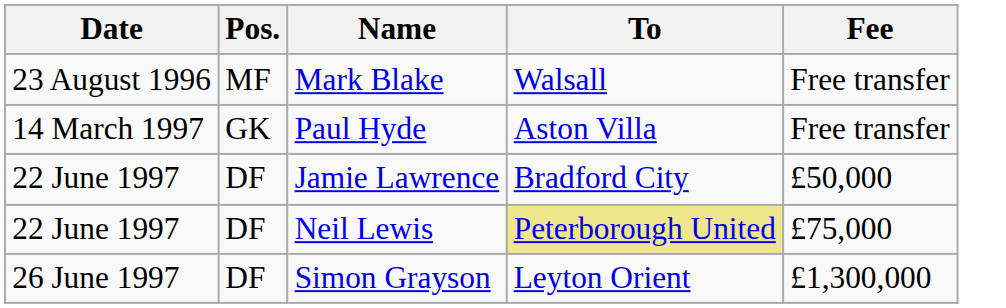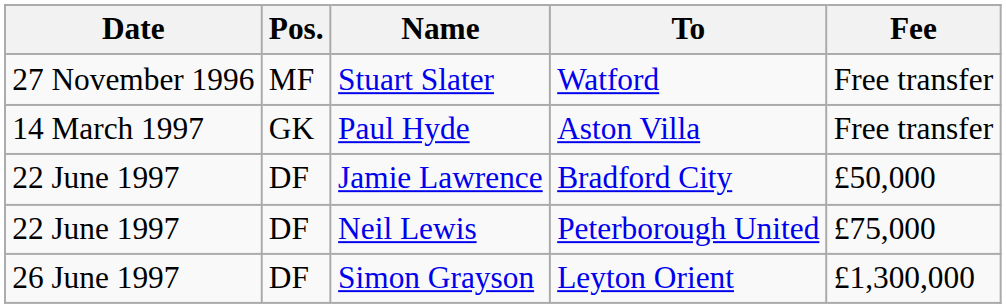- row: (369, 79)
+ row: (416, 79)
(645, 228) khaki background -> (688, 228) no background
